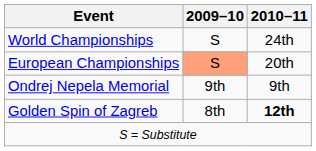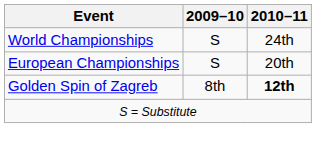(215, 63) lightsalmon background -> (215, 63) no background
- row: (89, 87)
